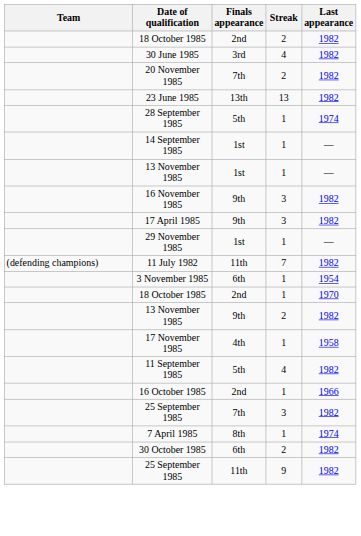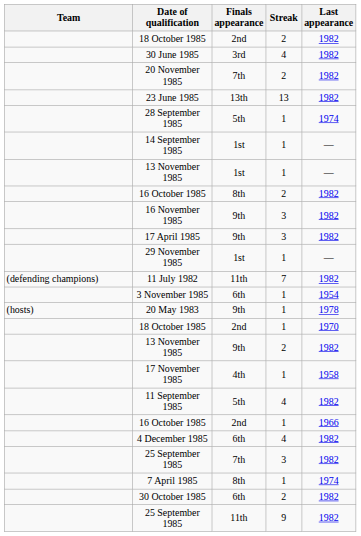+ row: (172, 194)
+ row: (172, 310)
+ row: (172, 438)
